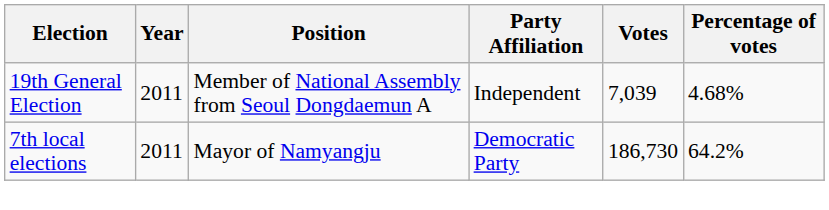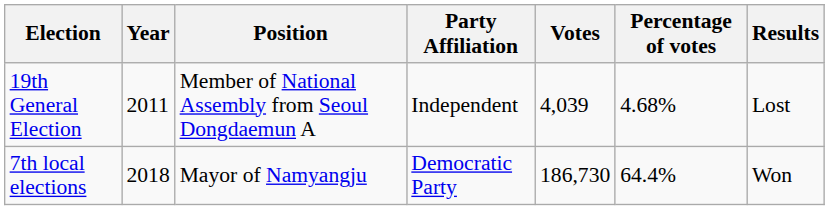+ column: (786, 33)
(632, 92) 7,039 -> (564, 104) 4,039
(162, 150) 2011 -> (148, 175) 2018
(716, 150) 64.2% -> (648, 175) 64.4%
